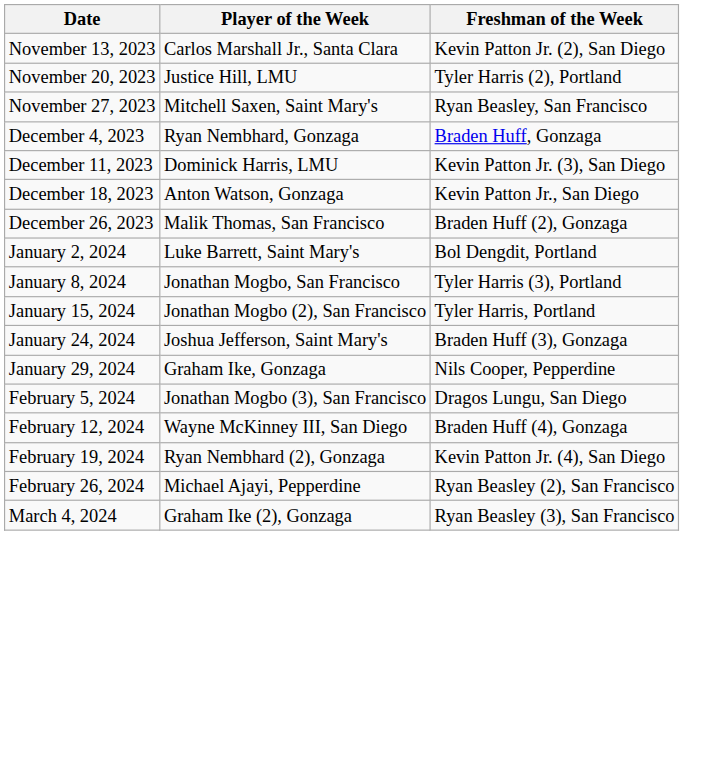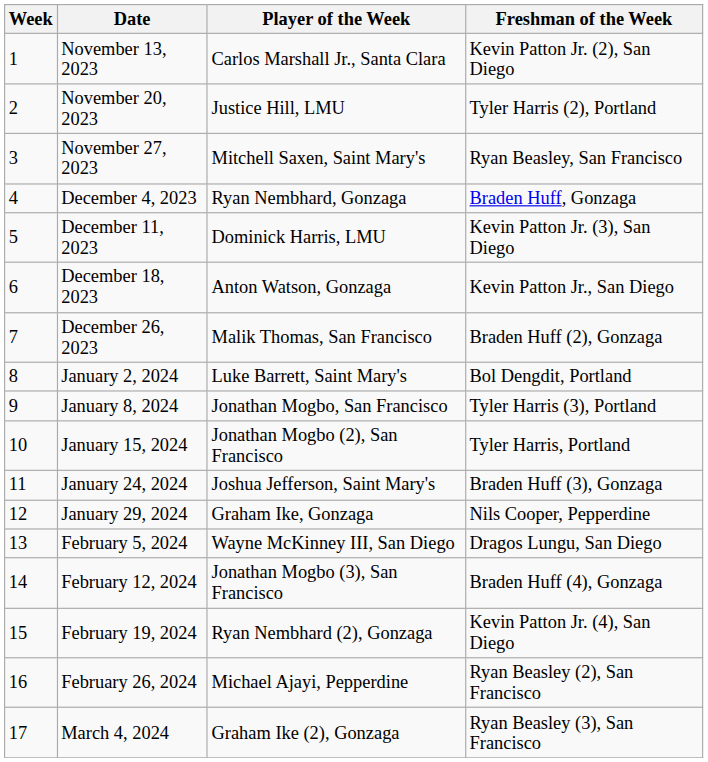+ column: (31, 19)
(295, 398) Jonathan Mogbo (3), San Francisco -> (333, 543) Wayne McKinney III, San Diego
(286, 427) Wayne McKinney III, San Diego -> (305, 582) Jonathan Mogbo (3), San Francisco
